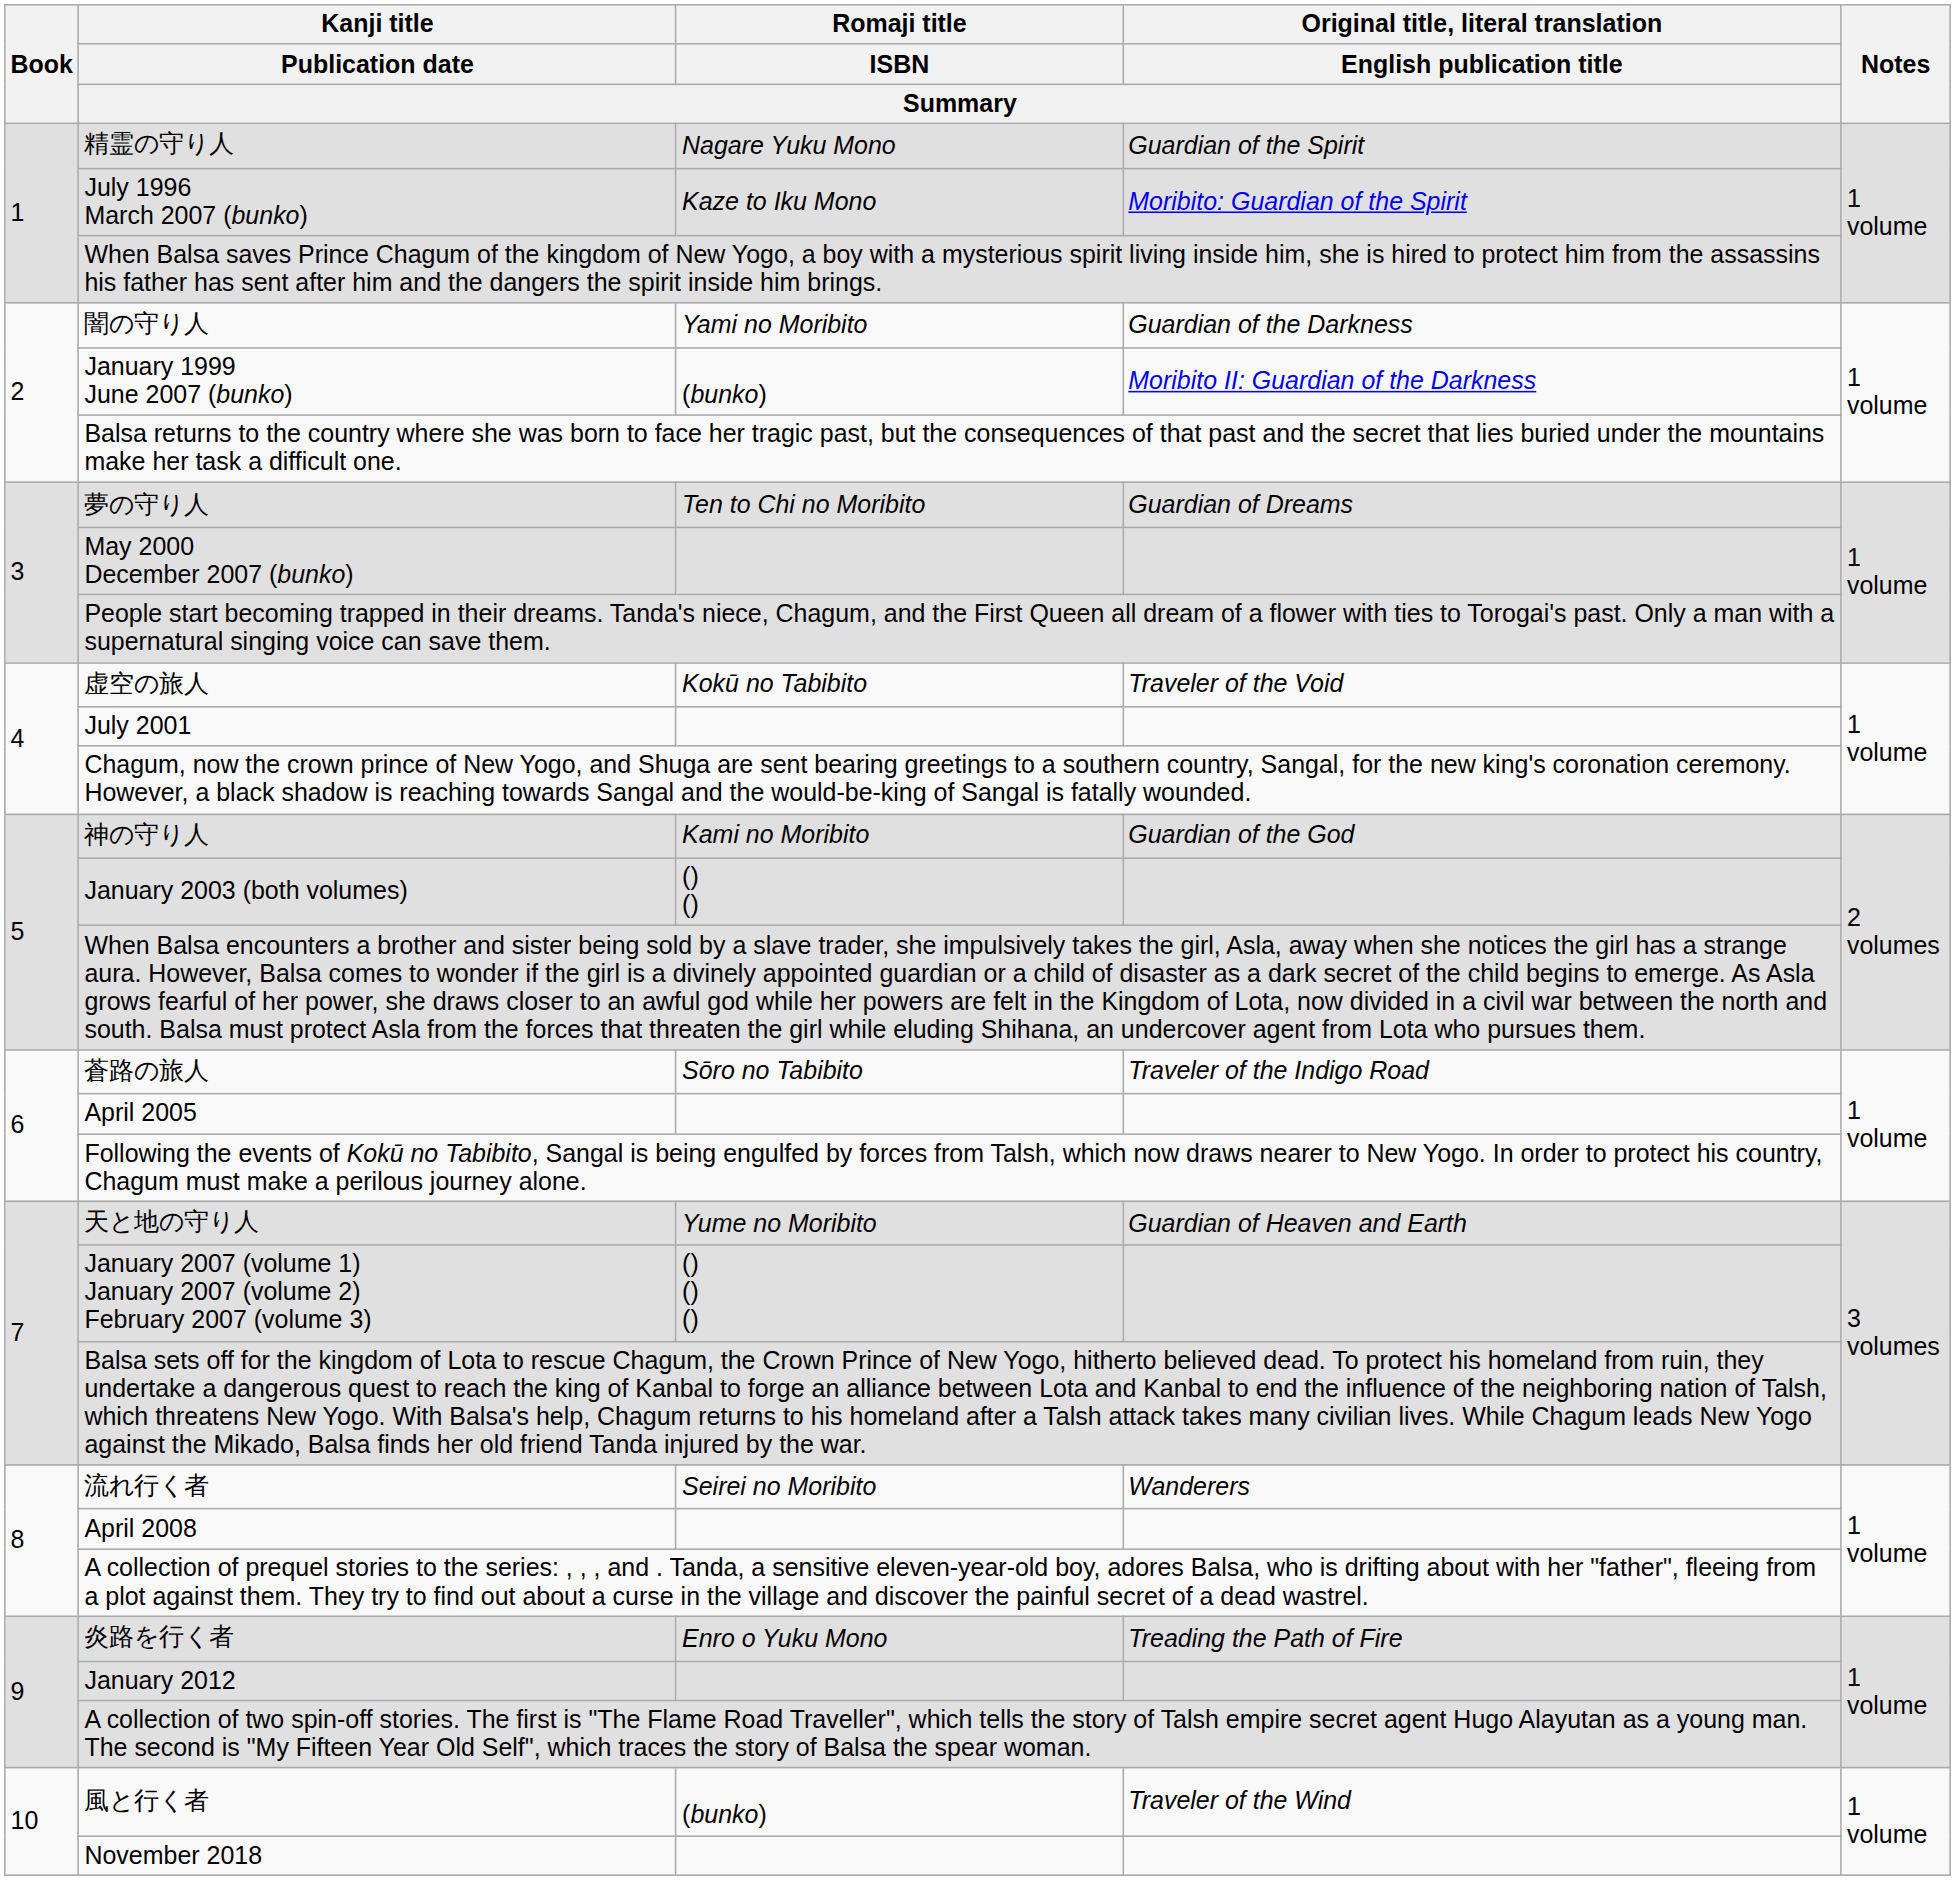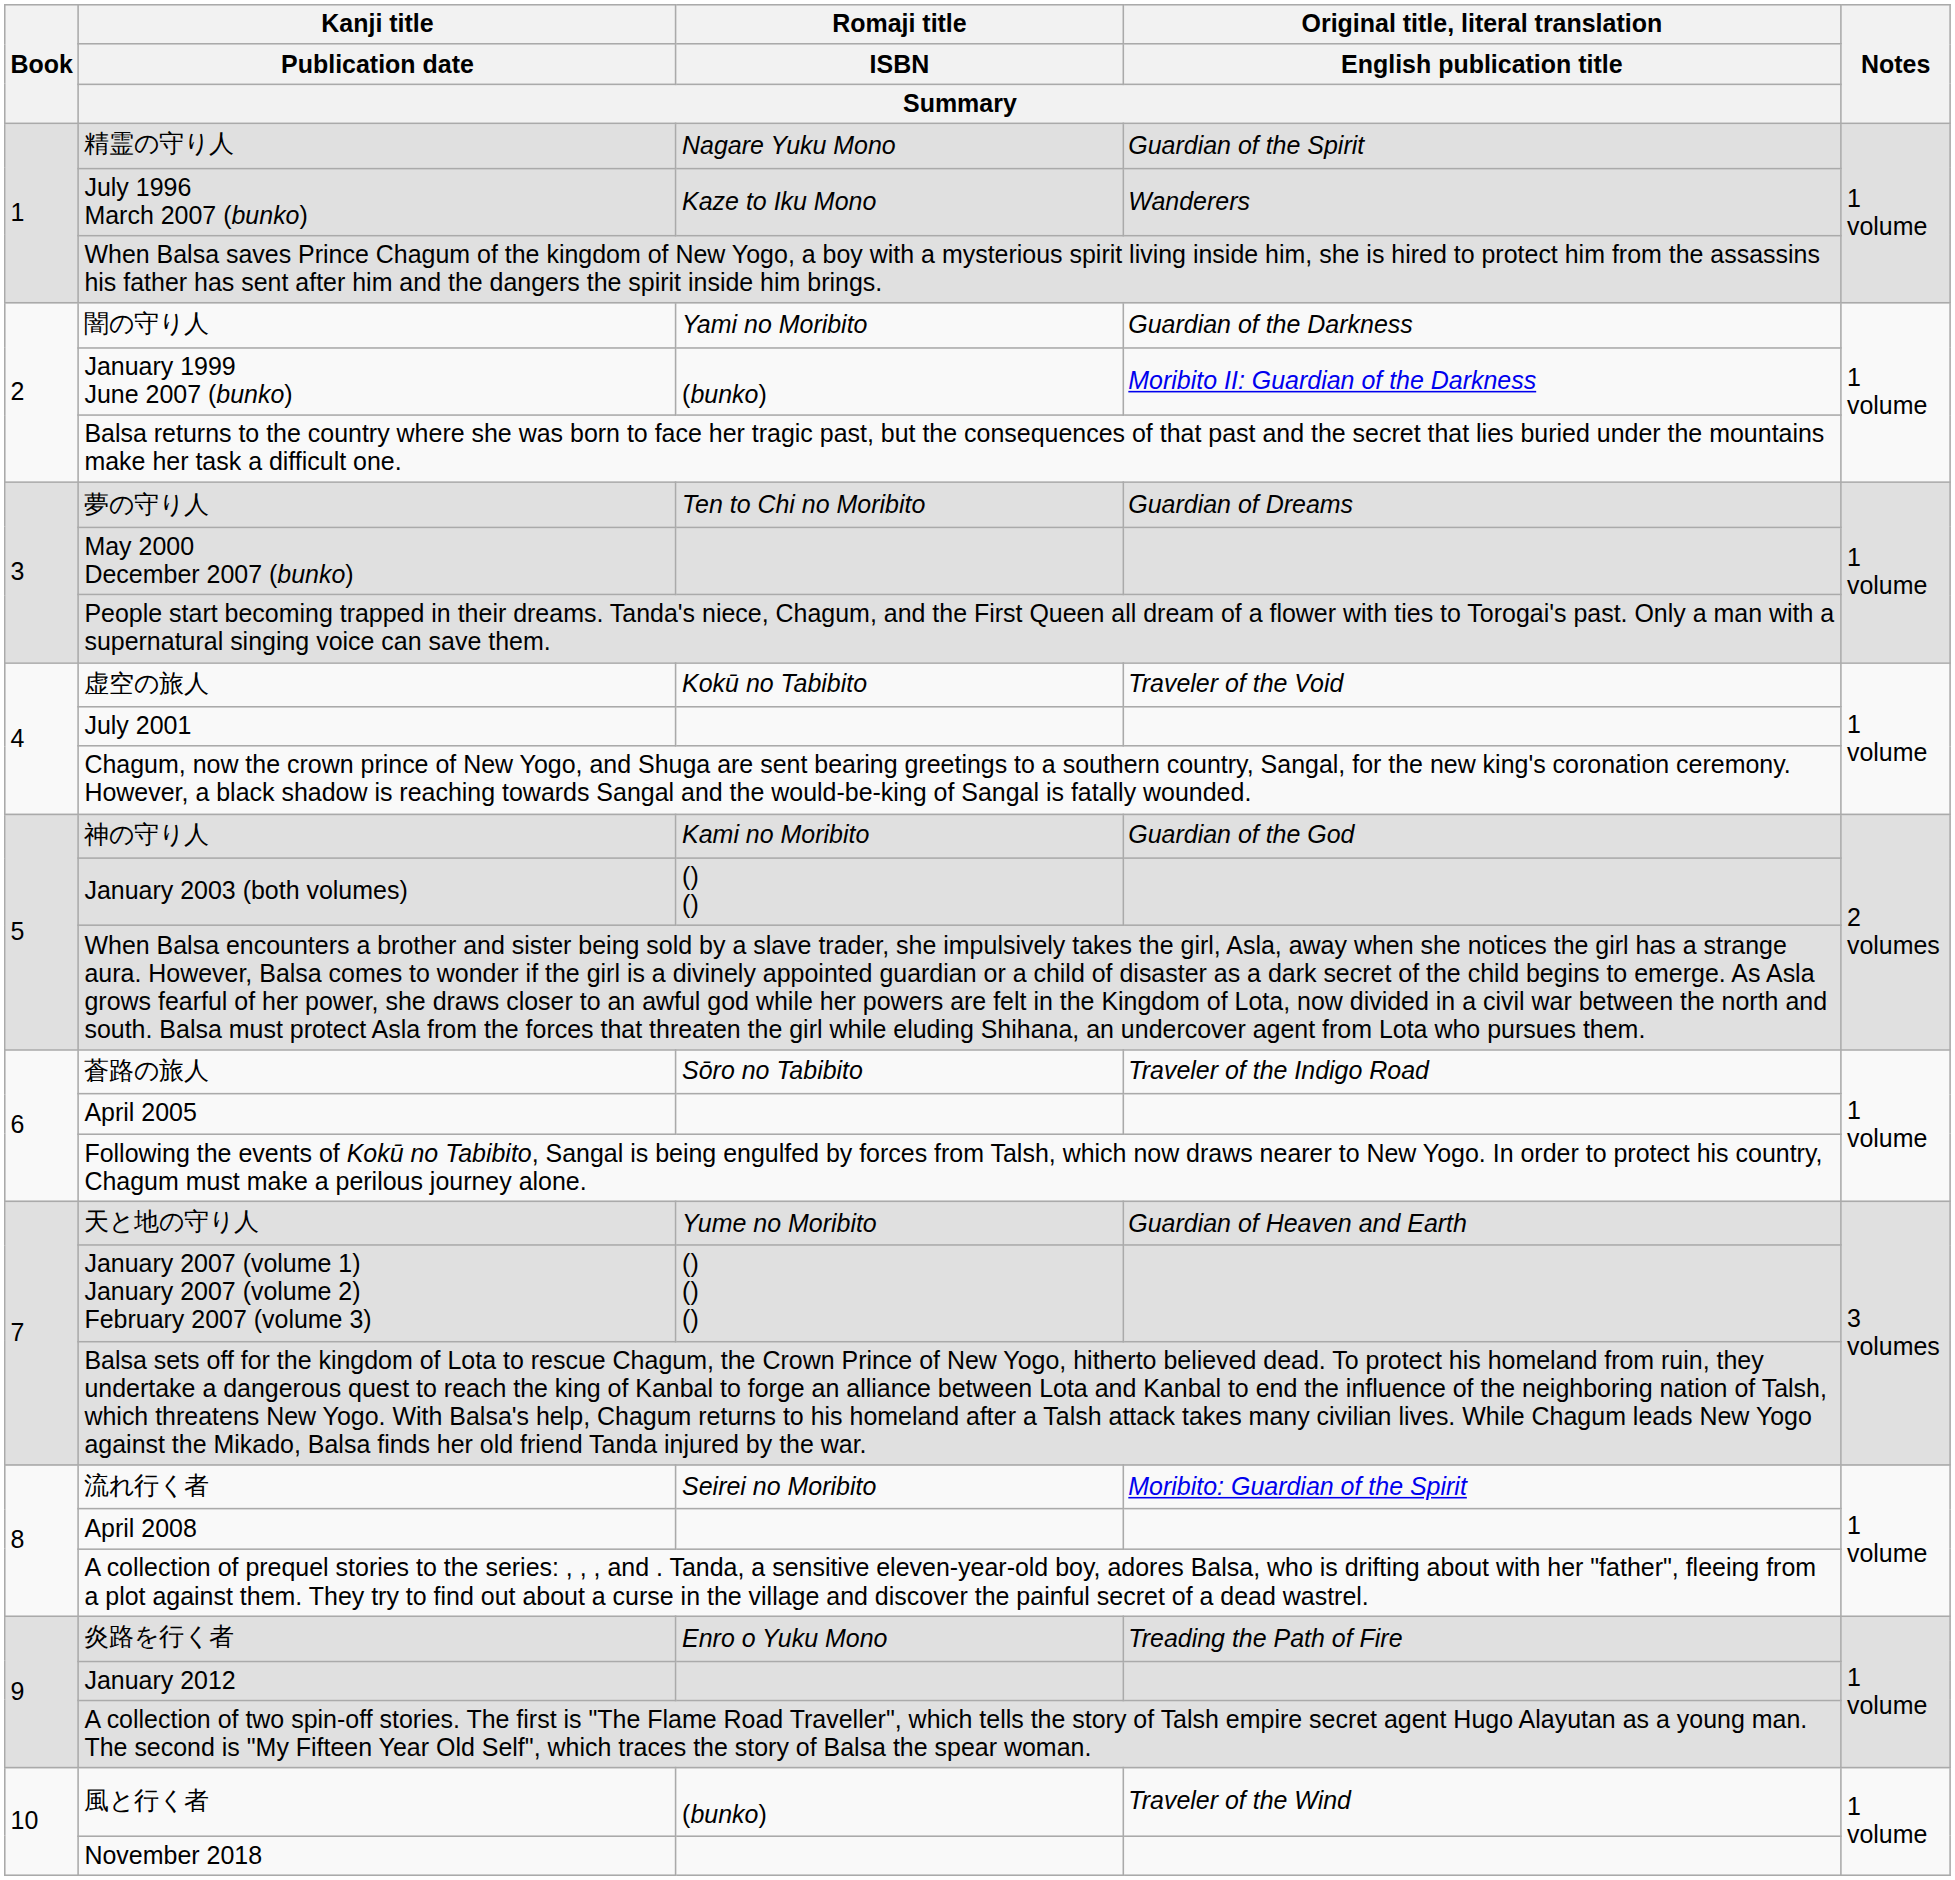(1298, 201) Moribito: Guardian of the Spirit -> (1189, 201) Wanderers
(1189, 1486) Wanderers -> (1298, 1486) Moribito: Guardian of the Spirit
